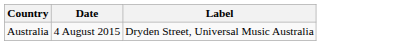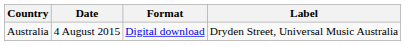+ column: (165, 13)
